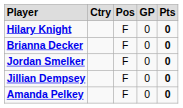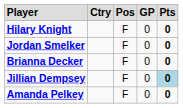rows swapped: (45, 45) <-> (46, 62)
(168, 78) no background -> (168, 78) lightblue background
